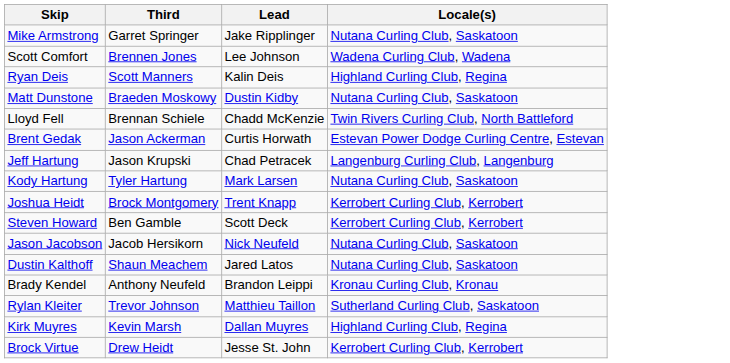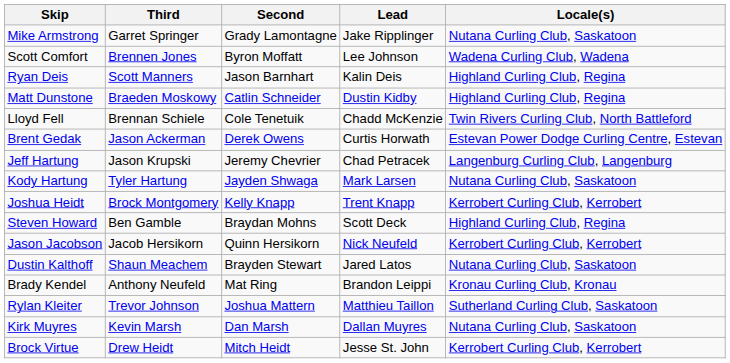+ column: (281, 14)
(424, 98) Nutana Curling Club, Saskatoon -> (537, 98) Highland Curling Club, Regina
(427, 222) Kerrobert Curling Club, Kerrobert -> (537, 222) Highland Curling Club, Regina
(424, 243) Nutana Curling Club, Saskatoon -> (545, 243) Kerrobert Curling Club, Kerrobert
(419, 327) Highland Curling Club, Regina -> (543, 327) Nutana Curling Club, Saskatoon
